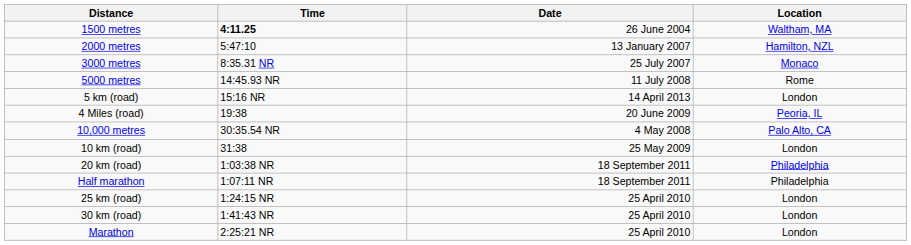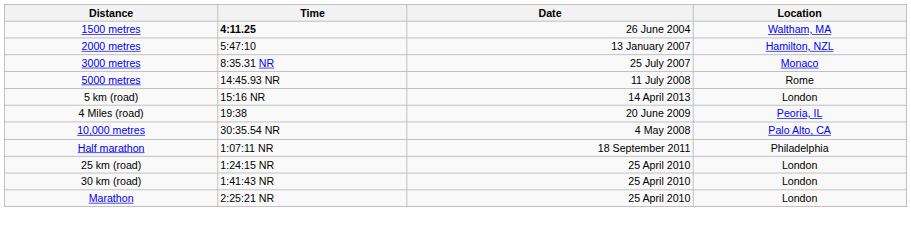- row: (111, 148)
- row: (111, 165)
